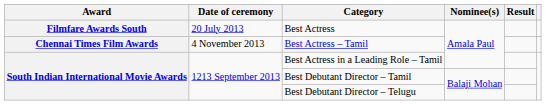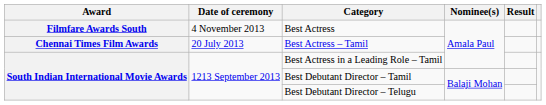(217, 28) 20 July 2013 -> (228, 28) 4 November 2013
(228, 44) 4 November 2013 -> (217, 44) 20 July 2013
